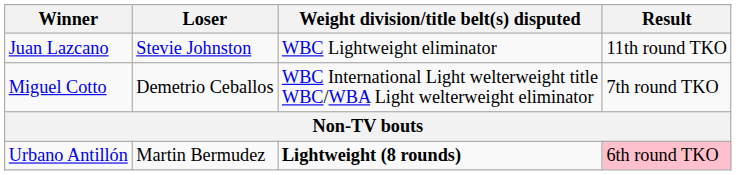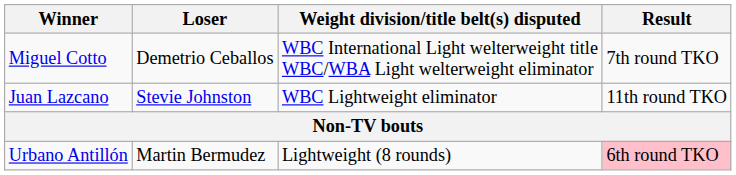rows swapped: (58, 87) <-> (59, 47)
(371, 155) bold -> (367, 155) normal
